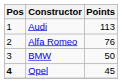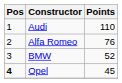(108, 26) 113 -> (108, 26) 110
(110, 56) 50 -> (110, 56) 52
